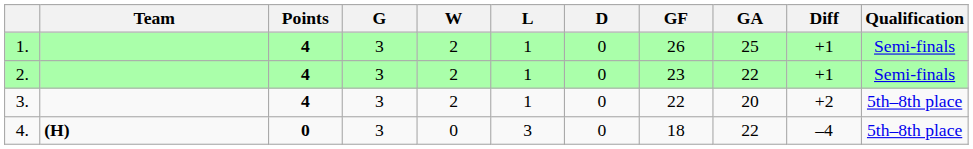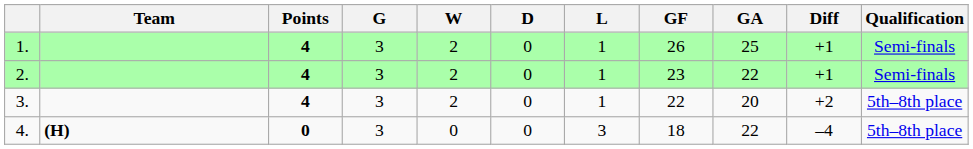columns swapped: (602, 18) <-> (528, 18)
